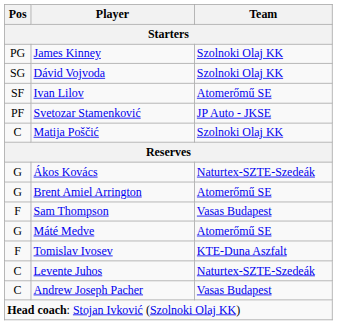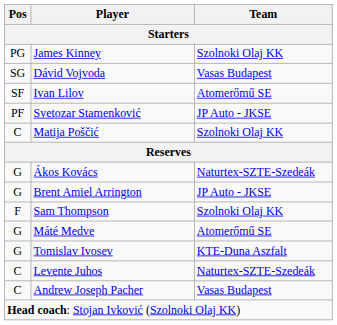(240, 73) Szolnoki Olaj KK -> (234, 73) Vasas Budapest
(234, 192) Atomerőmű SE -> (234, 192) JP Auto - JKSE
(234, 211) Vasas Budapest -> (240, 211) Szolnoki Olaj KK
(18, 251) F -> (18, 251) G
